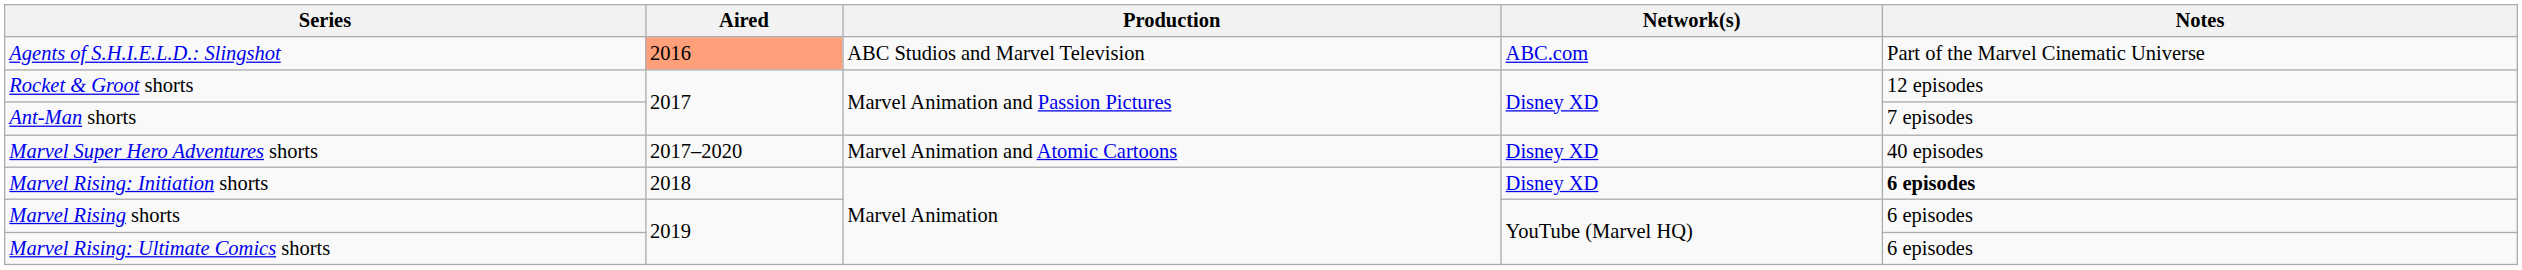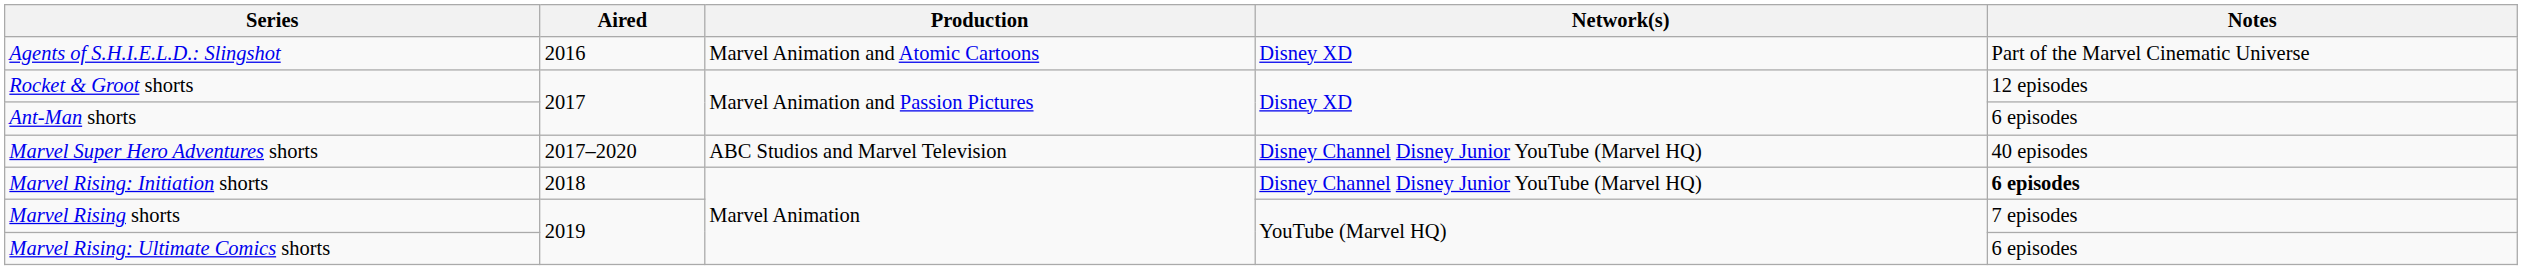(671, 53) lightsalmon background -> (565, 53) no background
(996, 53) ABC Studios and Marvel Television -> (874, 53) Marvel Animation and Atomic Cartoons
(1547, 53) ABC.com -> (1306, 53) Disney XD
(1930, 118) 7 episodes -> (2035, 118) 6 episodes
(1012, 150) Marvel Animation and Atomic Cartoons -> (858, 150) ABC Studios and Marvel Television
(1552, 150) Disney XD -> (1480, 150) Disney Channel Disney Junior YouTube (Marvel HQ)
(1552, 183) Disney XD -> (1480, 183) Disney Channel Disney Junior YouTube (Marvel HQ)
(1930, 215) 6 episodes -> (2035, 215) 7 episodes
